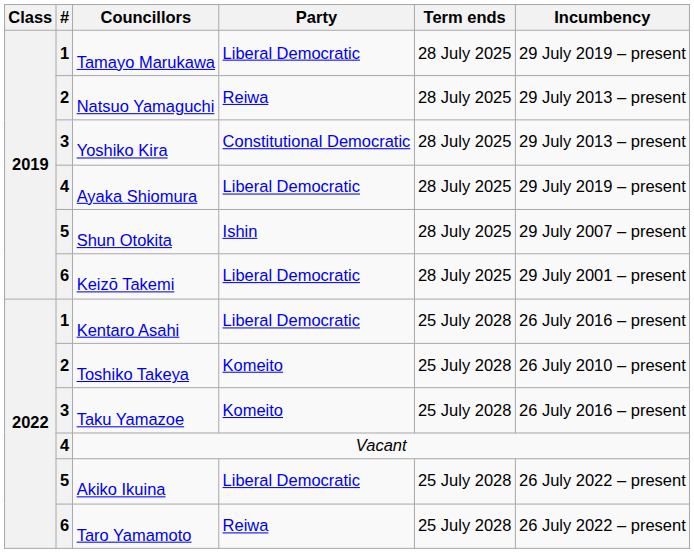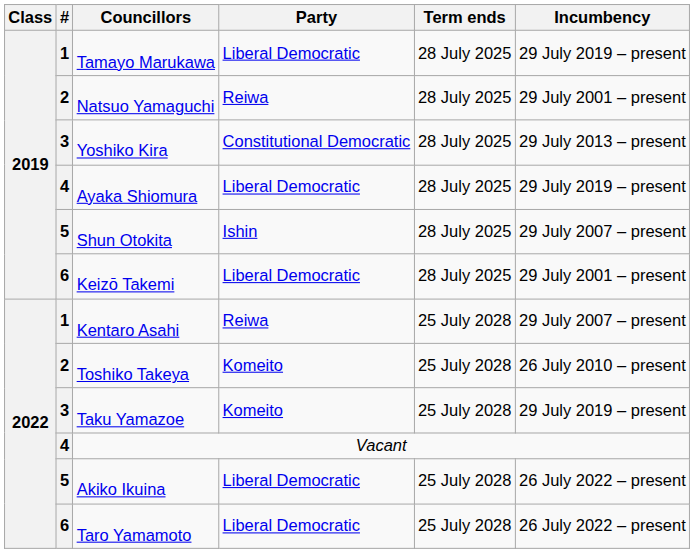(602, 97) 29 July 2013 – present -> (602, 97) 29 July 2001 – present
(291, 321) Liberal Democratic -> (245, 321) Reiwa
(602, 321) 26 July 2016 – present -> (602, 321) 29 July 2007 – present
(602, 410) 26 July 2016 – present -> (602, 410) 29 July 2019 – present
(245, 525) Reiwa -> (291, 525) Liberal Democratic
